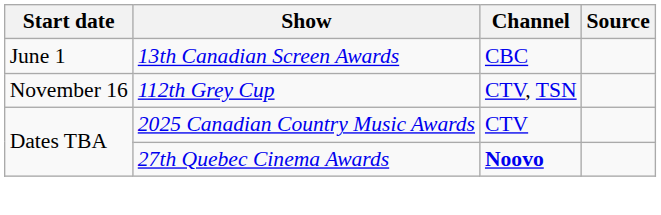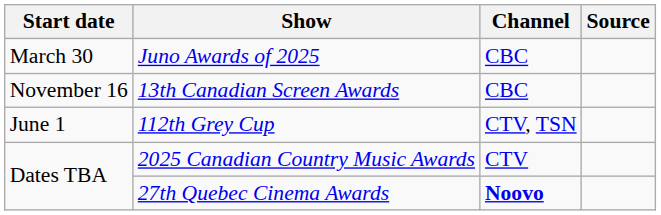+ row: (229, 55)
(38, 55) June 1 -> (69, 90) November 16
(69, 90) November 16 -> (38, 124) June 1
